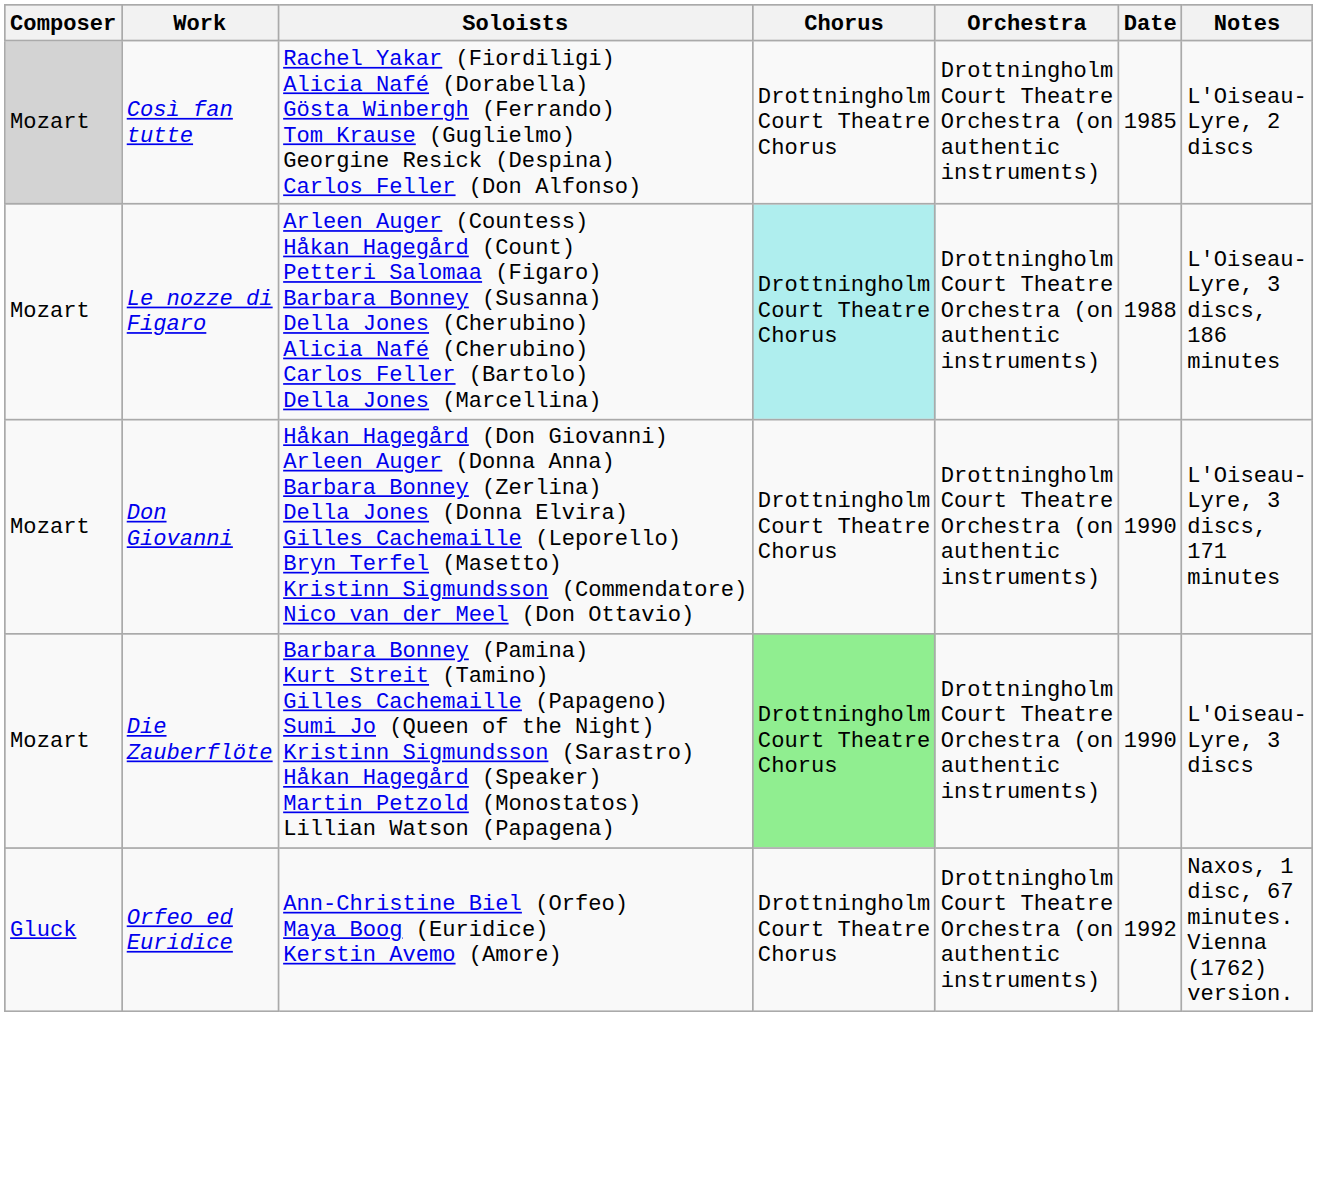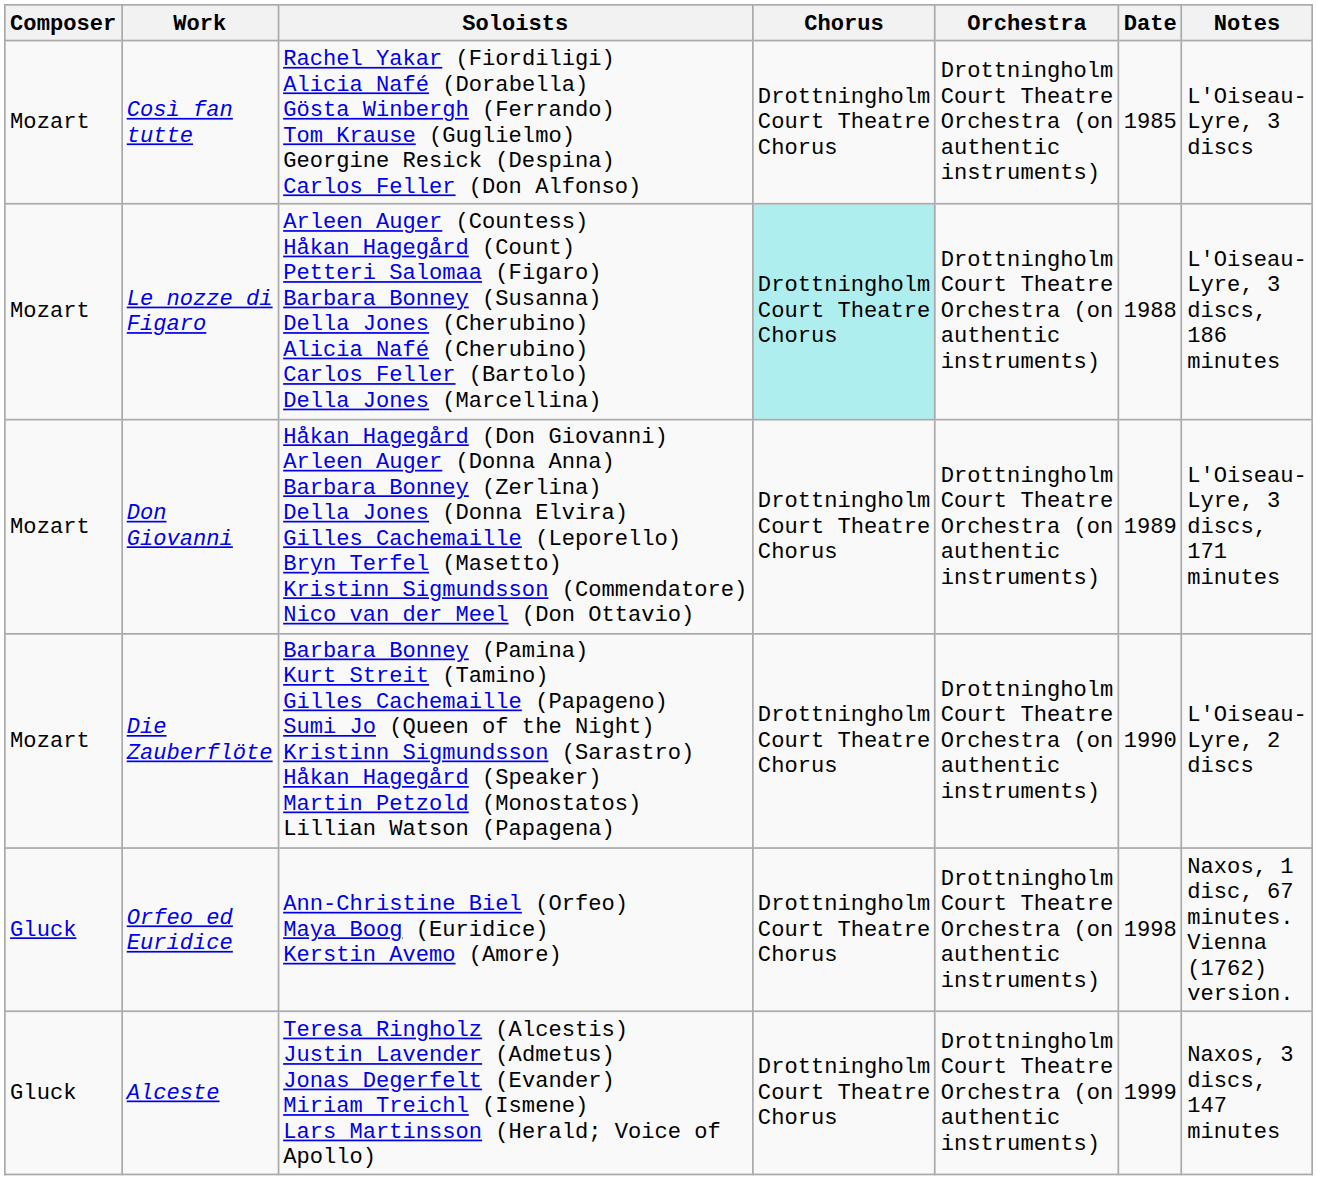(50, 123) lightgrey background -> (50, 123) no background
(1247, 123) L'Oiseau-Lyre, 2 discs -> (1247, 123) L'Oiseau-Lyre, 3 discs
(1150, 526) 1990 -> (1150, 526) 1989
(844, 741) lightgreen background -> (844, 741) no background
(1247, 741) L'Oiseau-Lyre, 3 discs -> (1247, 741) L'Oiseau-Lyre, 2 discs
(1150, 930) 1992 -> (1150, 930) 1998
+ row: (173, 1093)
